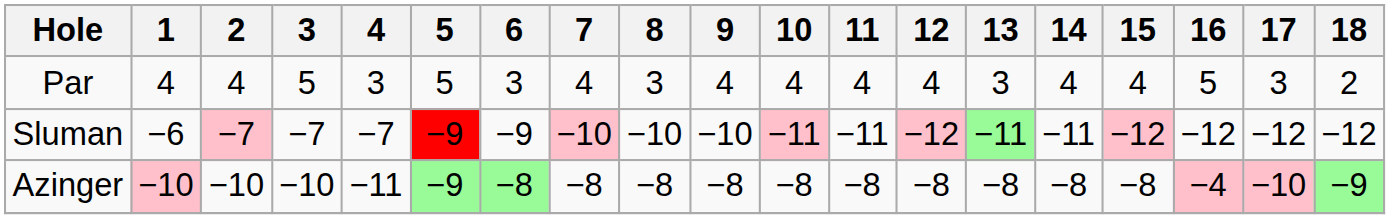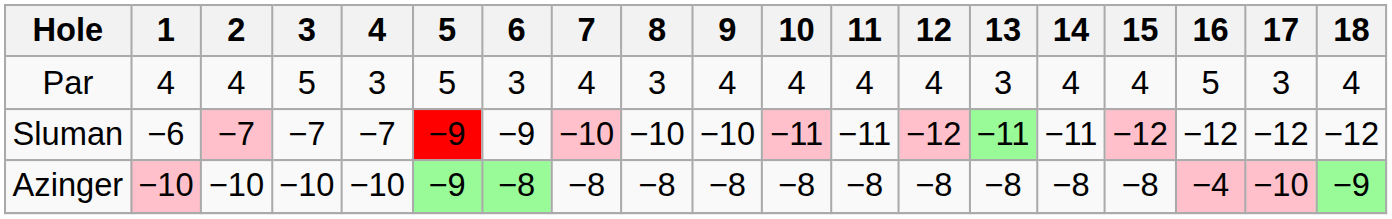(1349, 82) 2 -> (1351, 82) 4
(376, 185) −11 -> (377, 185) −10
